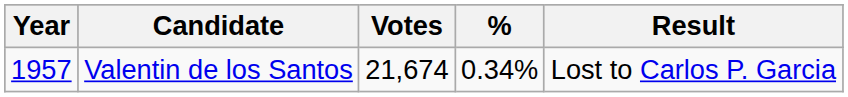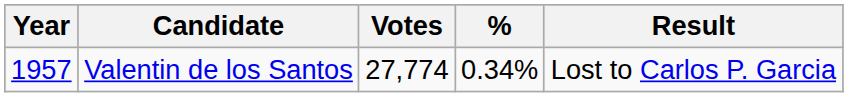(407, 69) 21,674 -> (407, 69) 27,774
